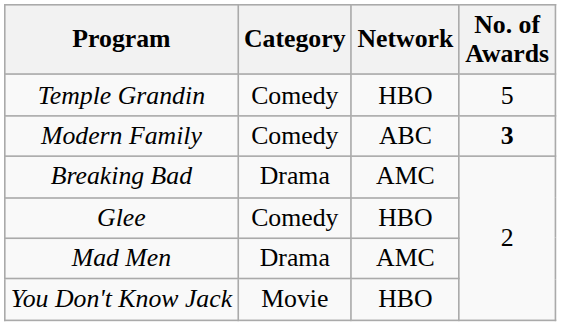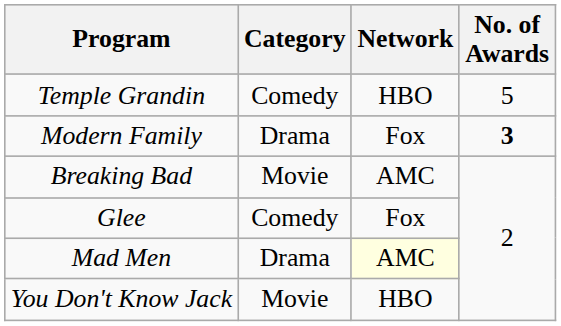(295, 135) Comedy -> (295, 135) Drama
(405, 135) ABC -> (405, 135) Fox
(295, 176) Drama -> (295, 176) Movie
(405, 217) HBO -> (405, 217) Fox
(405, 258) no background -> (405, 258) lightyellow background
